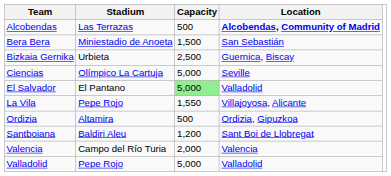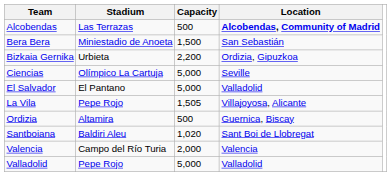(189, 57) 2,500 -> (189, 57) 2,200
(258, 57) Guernica, Biscay -> (260, 57) Ordizia, Gipuzkoa
(189, 88) lightgreen background -> (189, 88) no background
(189, 103) 1,550 -> (189, 103) 1,505
(260, 118) Ordizia, Gipuzkoa -> (258, 118) Guernica, Biscay
(189, 133) 1,200 -> (189, 133) 1,020
